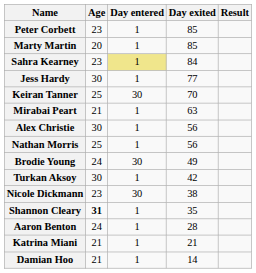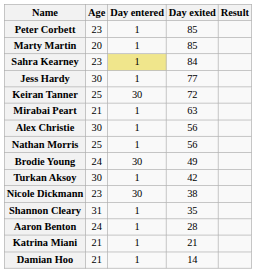(192, 95) 70 -> (192, 95) 72
(97, 210) bold -> (97, 210) normal
